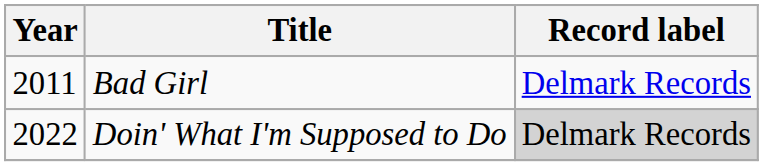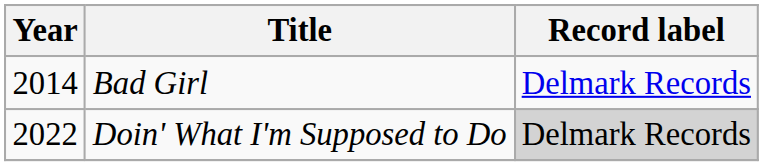(45, 82) 2011 -> (45, 82) 2014
